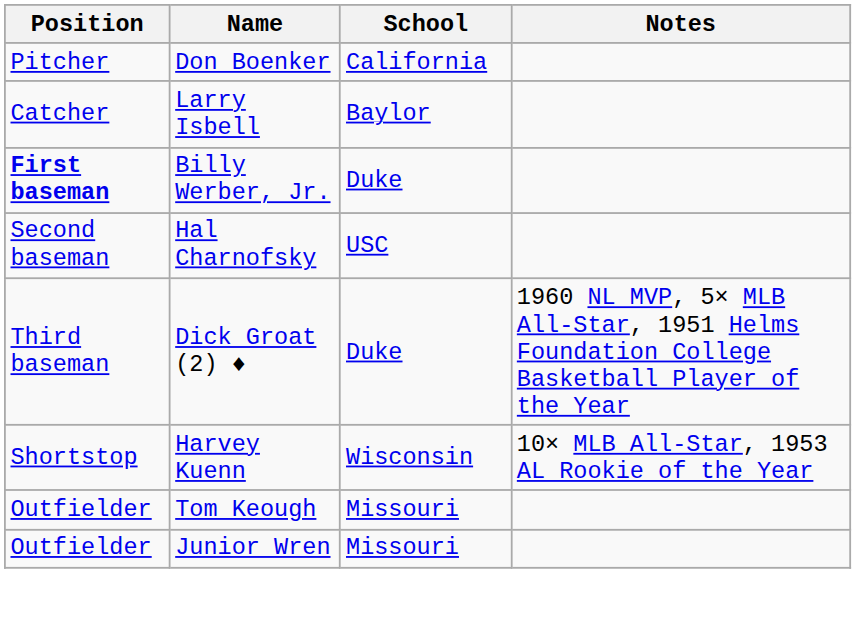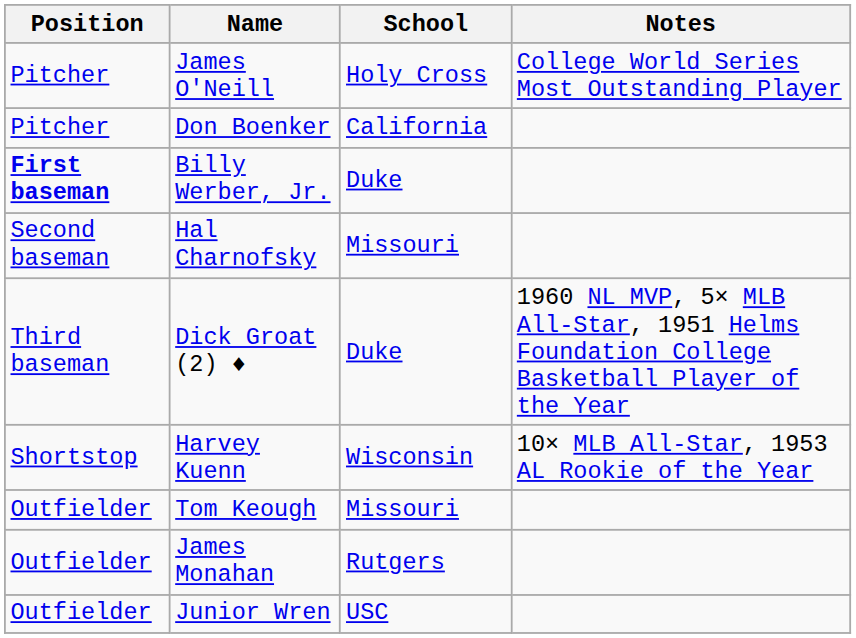+ row: (225, 76)
- row: (218, 114)
(367, 245) USC -> (402, 245) Missouri
+ row: (225, 562)
(402, 548) Missouri -> (367, 614) USC
